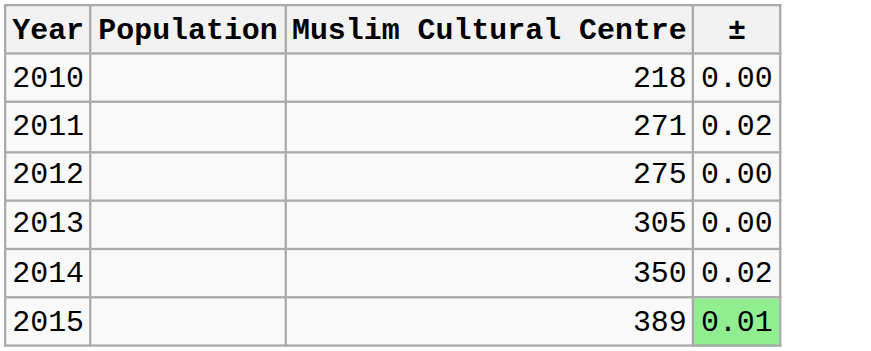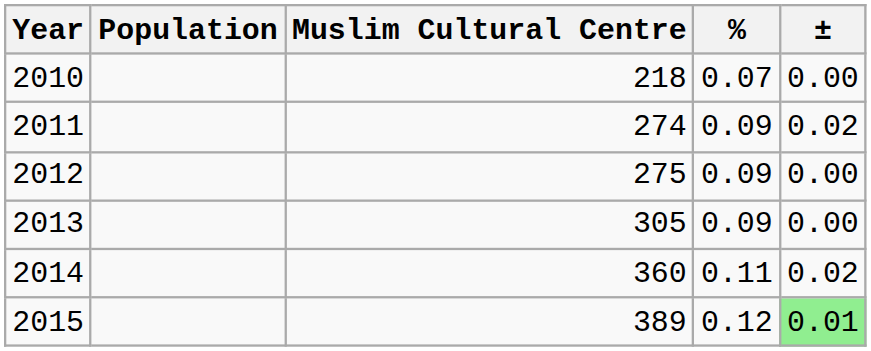+ column: (737, 30)
(660, 127) 271 -> (660, 127) 274
(660, 273) 350 -> (660, 273) 360
